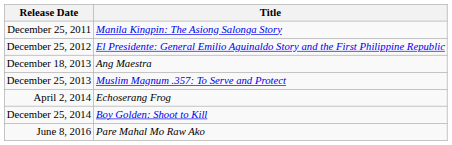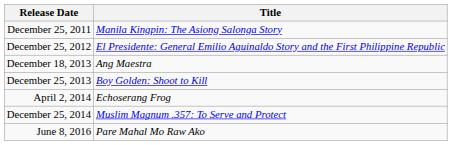(191, 81) Muslim Magnum .357: To Serve and Protect -> (152, 81) Boy Golden: Shoot to Kill
(152, 115) Boy Golden: Shoot to Kill -> (191, 115) Muslim Magnum .357: To Serve and Protect
